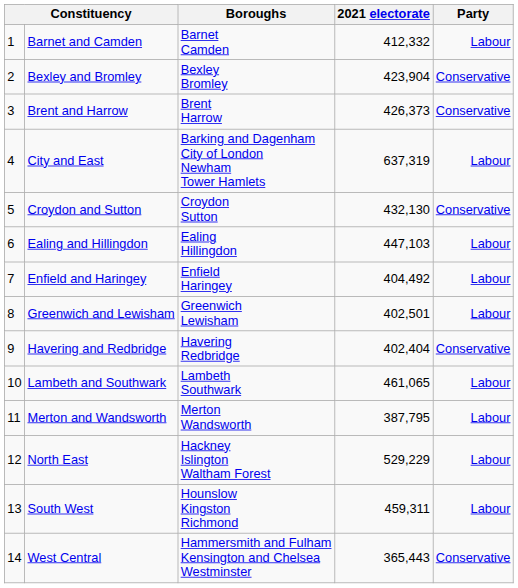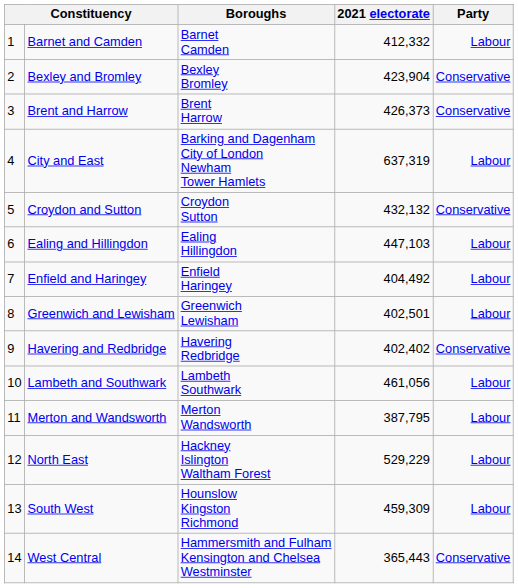(407, 209) 432,130 -> (407, 209) 432,132
(407, 348) 402,404 -> (407, 348) 402,402
(407, 383) 461,065 -> (407, 383) 461,056
(407, 508) 459,311 -> (407, 508) 459,309
